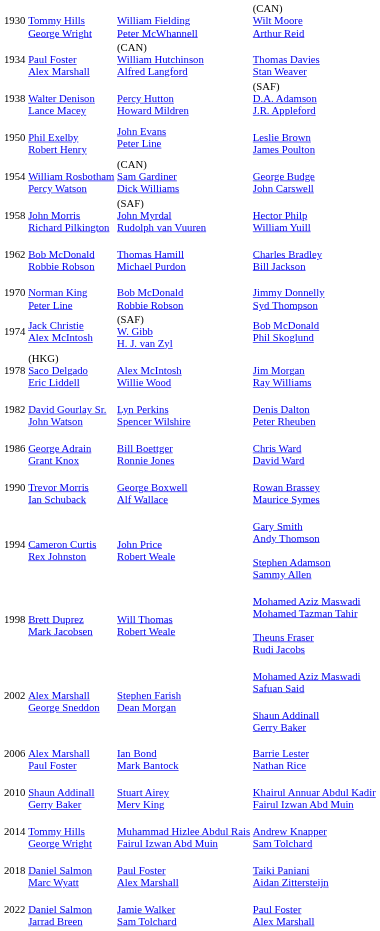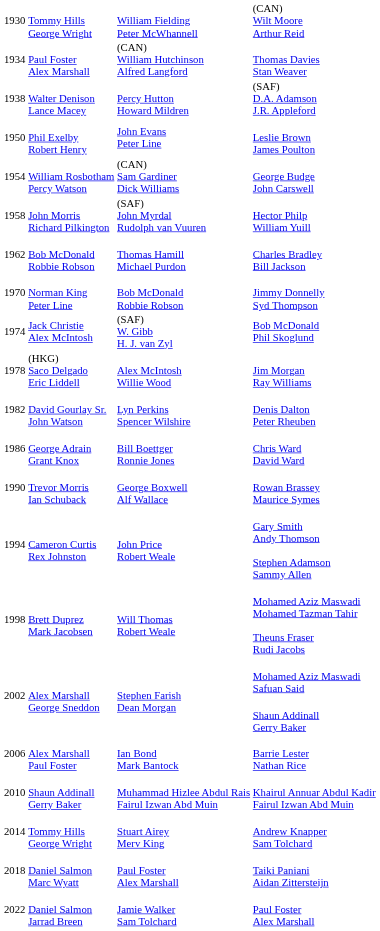(143, 799) Stuart Airey Merv King -> (184, 799) Muhammad Hizlee Abdul Rais Fairul Izwan Abd Muin
(184, 837) Muhammad Hizlee Abdul Rais Fairul Izwan Abd Muin -> (143, 837) Stuart Airey Merv King
